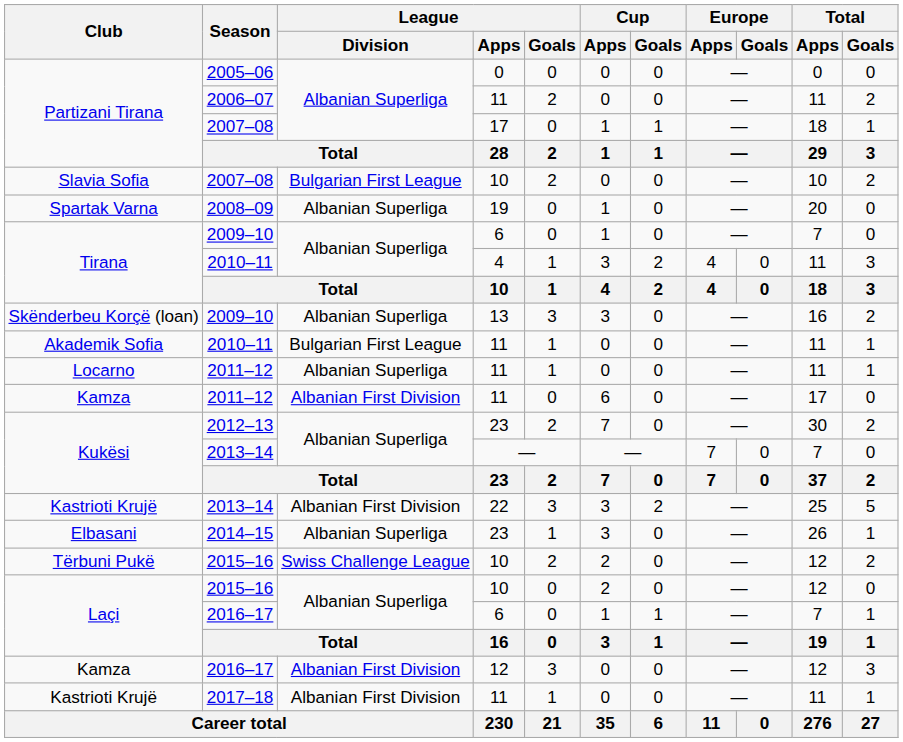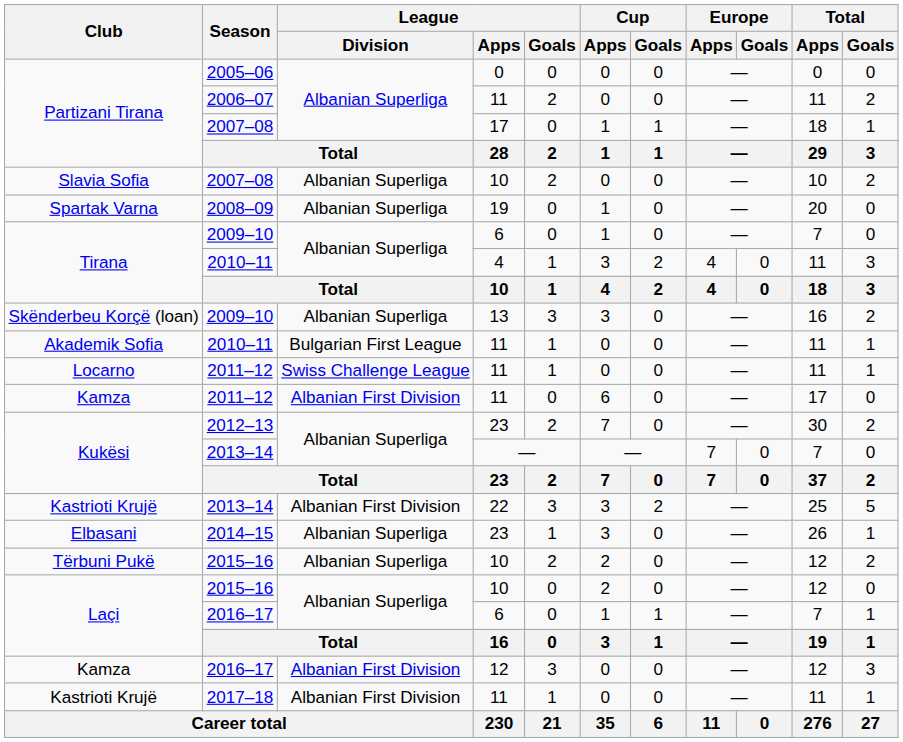(375, 180) Bulgarian First League -> (375, 180) Albanian Superliga
(375, 371) Albanian Superliga -> (375, 371) Swiss Challenge League
(375, 561) Swiss Challenge League -> (375, 561) Albanian Superliga
